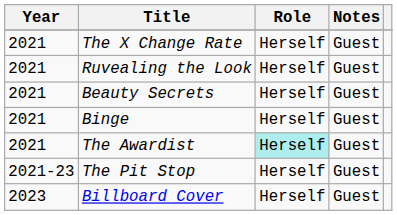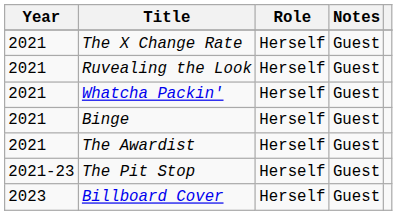+ row: (153, 94)
- row: (148, 94)
(292, 146) paleturquoise background -> (292, 146) no background
